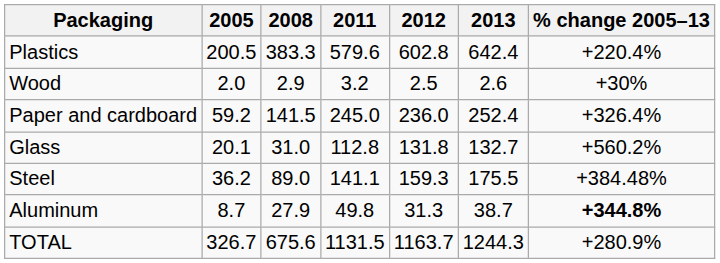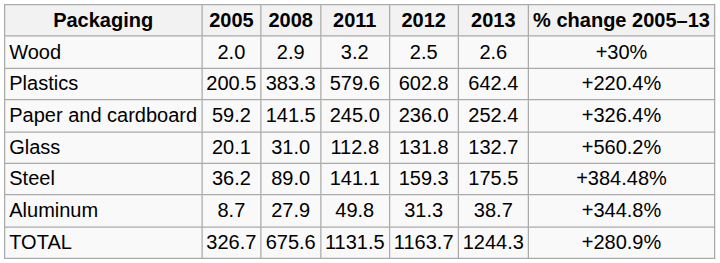rows swapped: (44, 52) <-> (35, 83)
(622, 210) bold -> (622, 210) normal
